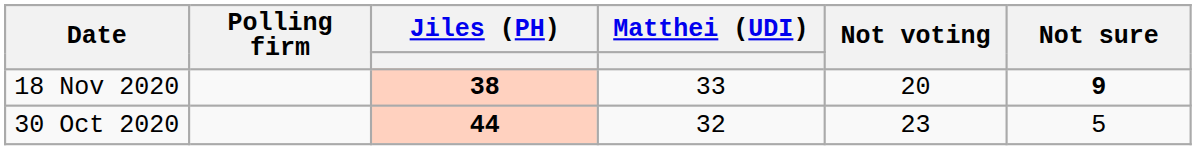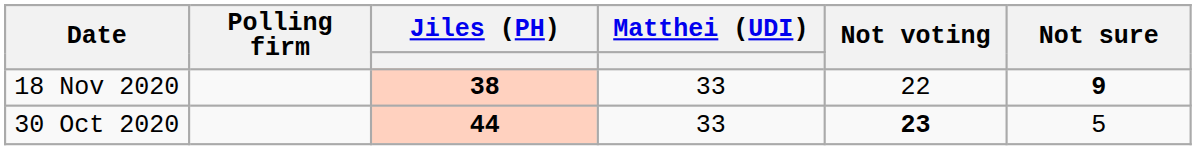(916, 87) 20 -> (916, 87) 22
(711, 125) 32 -> (711, 125) 33
(916, 125) normal -> (916, 125) bold
